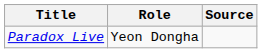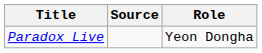columns swapped: (155, 15) <-> (229, 15)
